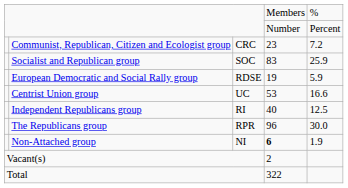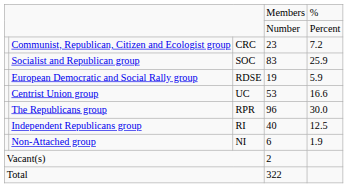rows swapped: (77, 110) <-> (59, 126)
(269, 142) bold -> (269, 142) normal
